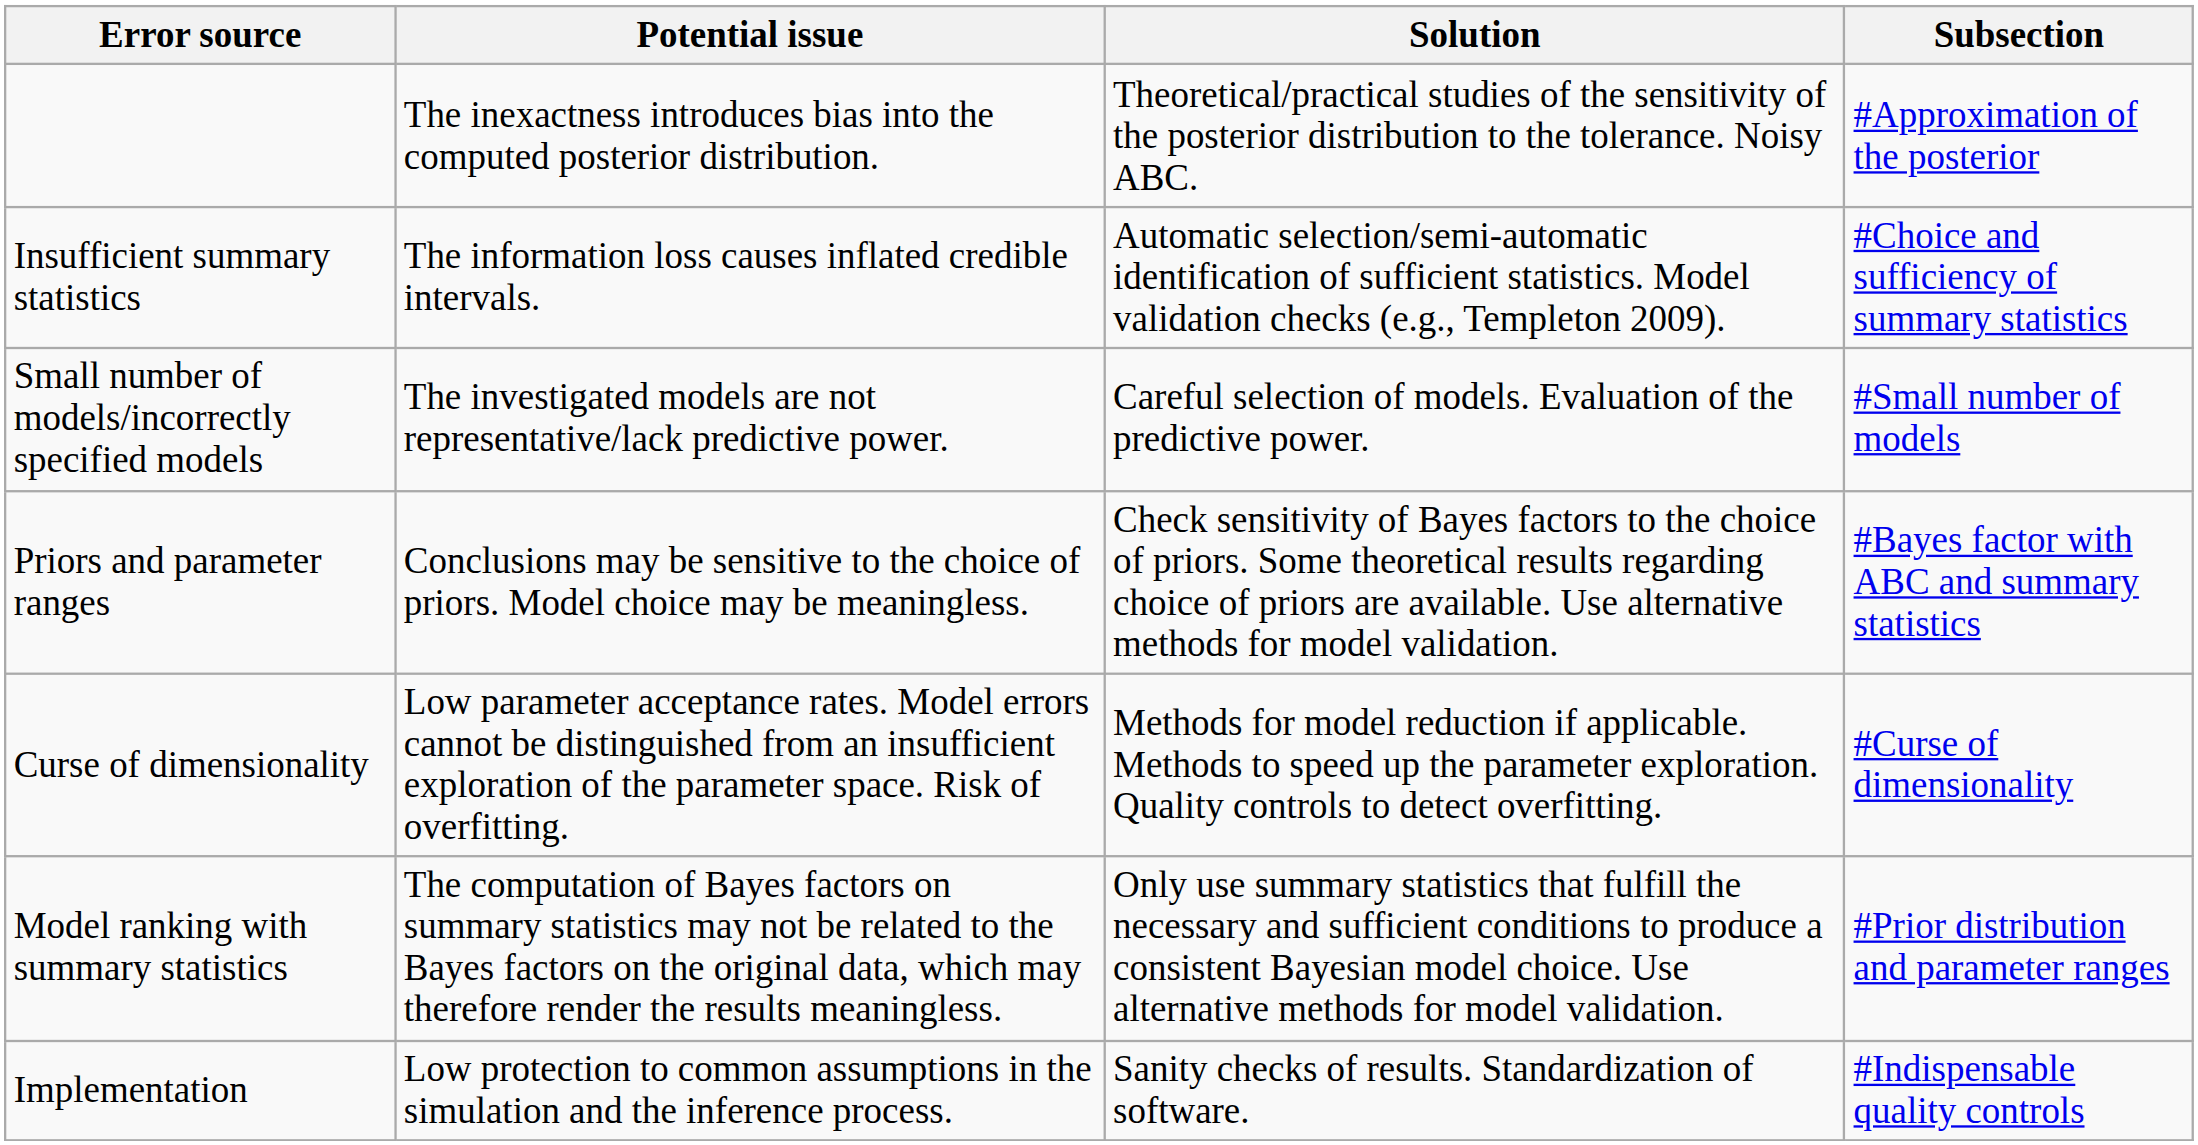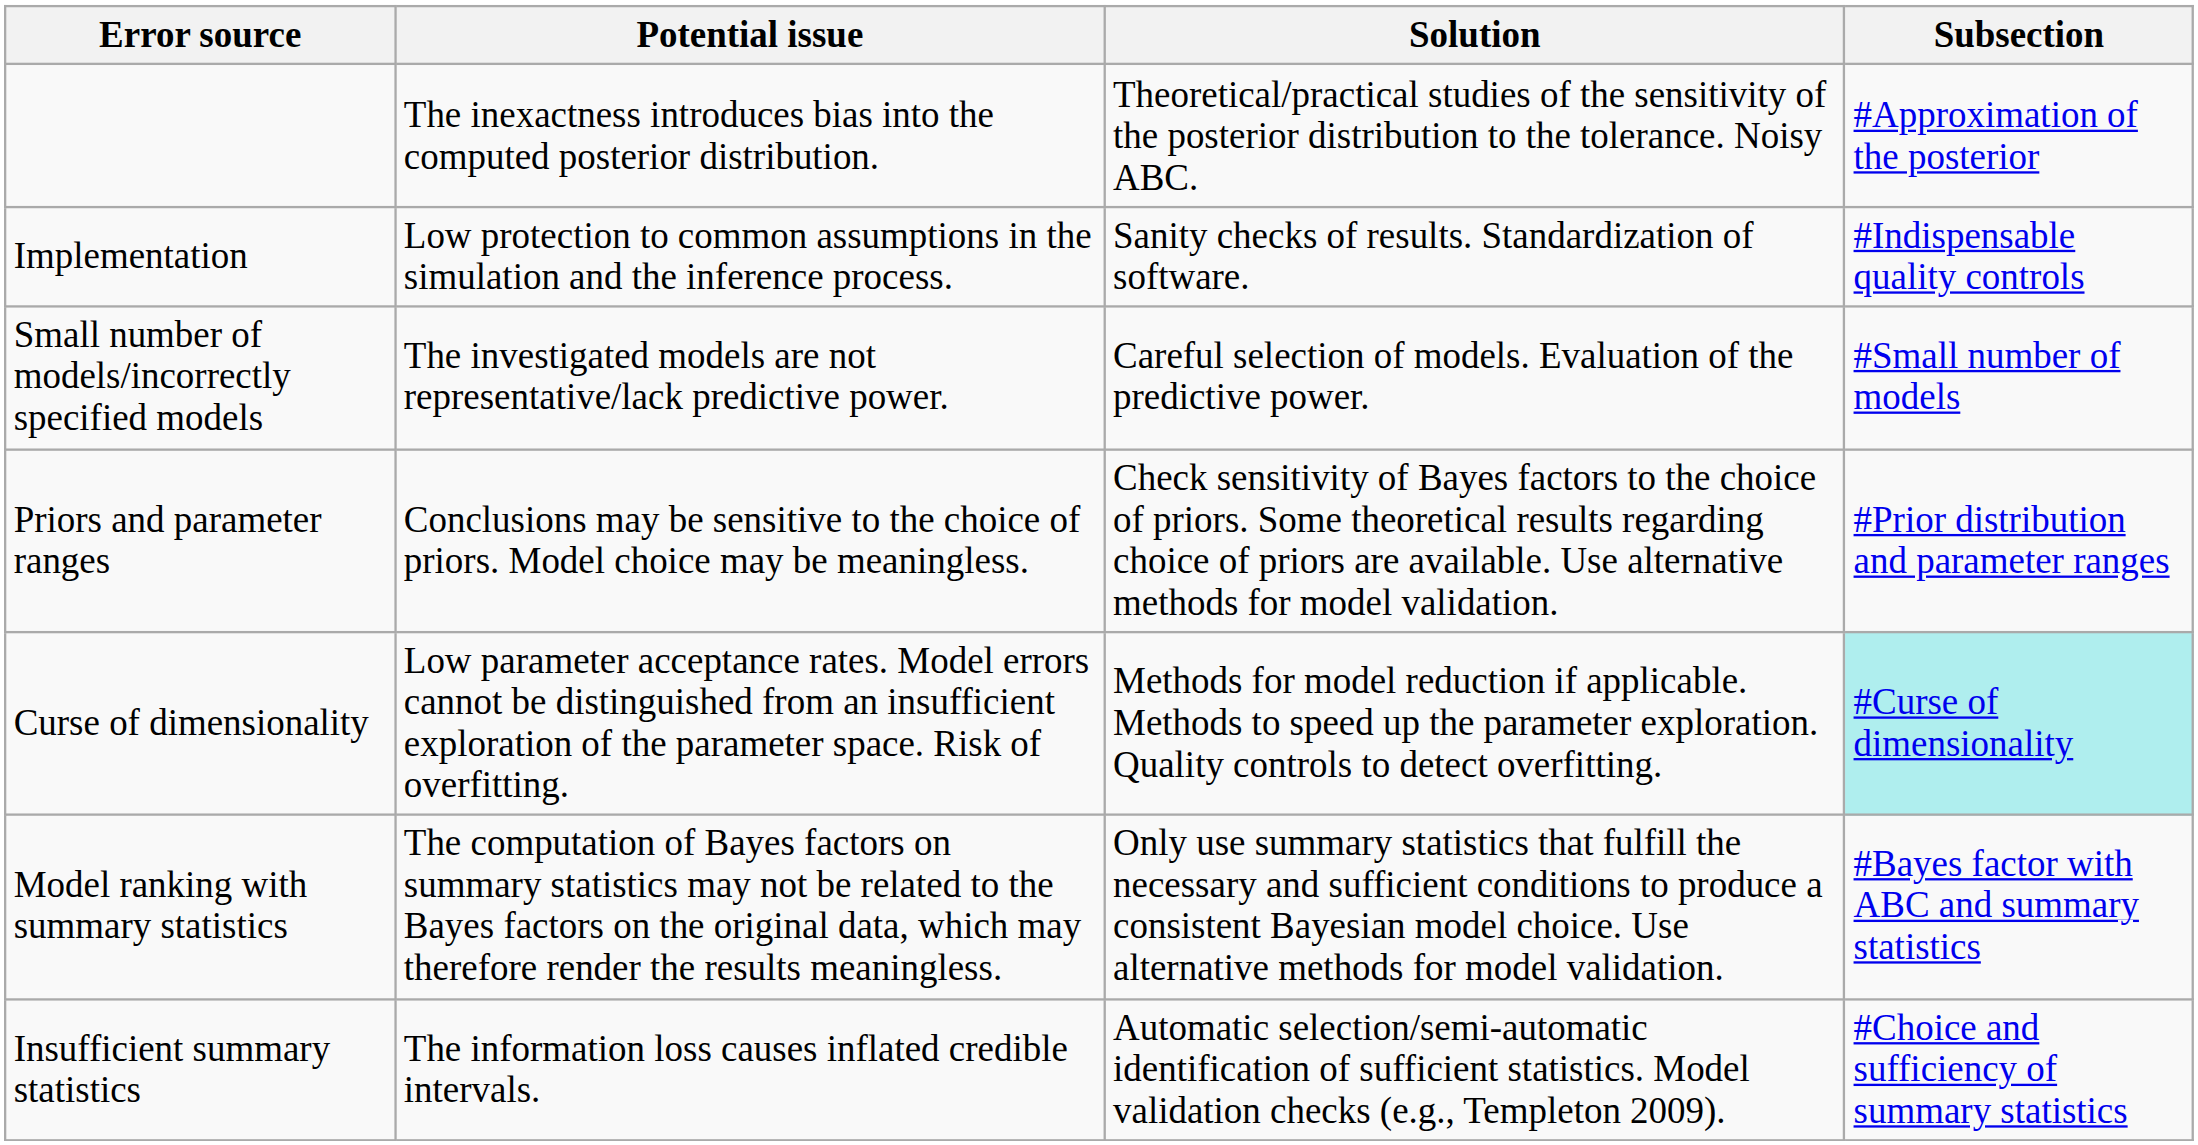rows swapped: (172, 276) <-> (131, 1089)
(1996, 581) #Bayes factor with ABC and summary statistics -> (2012, 539) #Prior distribution and parameter ranges
(1963, 764) no background -> (1963, 722) paleturquoise background
(2012, 947) #Prior distribution and parameter ranges -> (1996, 906) #Bayes factor with ABC and summary statistics
